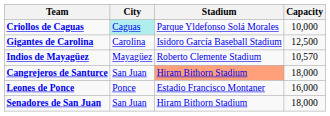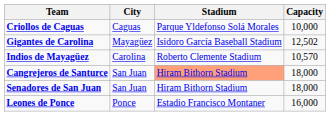(126, 27) paleturquoise background -> (126, 27) no background
(129, 42) Carolina -> (132, 42) Mayagüez
(305, 42) 12,500 -> (305, 42) 12,502
(132, 57) Mayagüez -> (129, 57) Carolina
rows swapped: (40, 88) <-> (54, 103)
